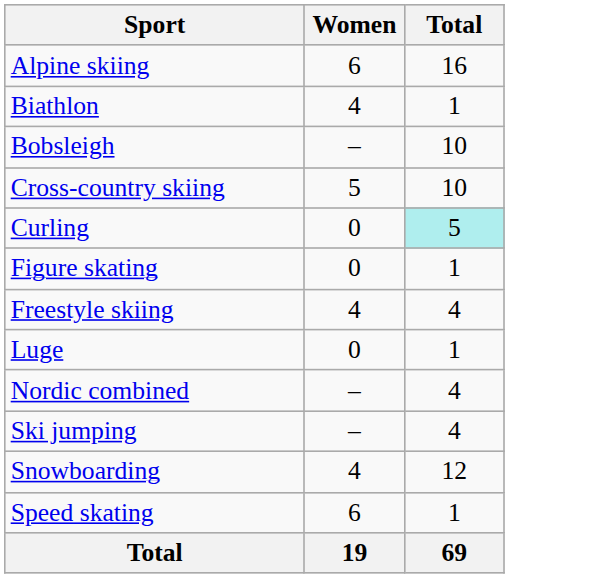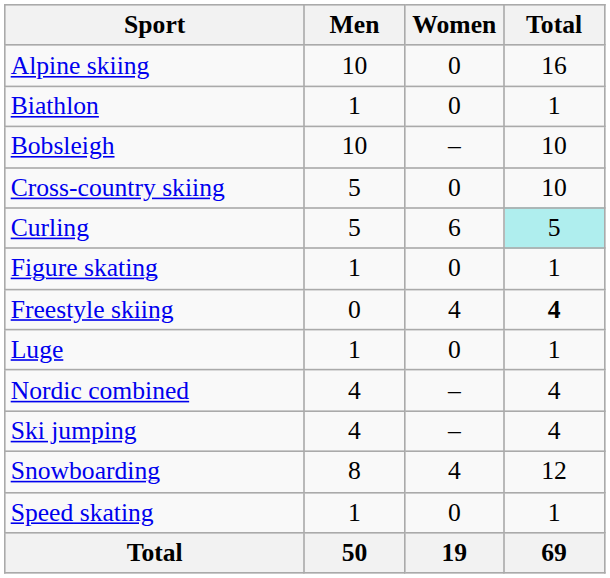+ column: (354, 24)
(354, 65) 6 -> (454, 65) 0
(354, 106) 4 -> (454, 106) 0
(354, 187) 5 -> (454, 187) 0
(354, 227) 0 -> (454, 227) 6
(454, 308) normal -> (554, 308) bold
(354, 512) 6 -> (454, 512) 0
